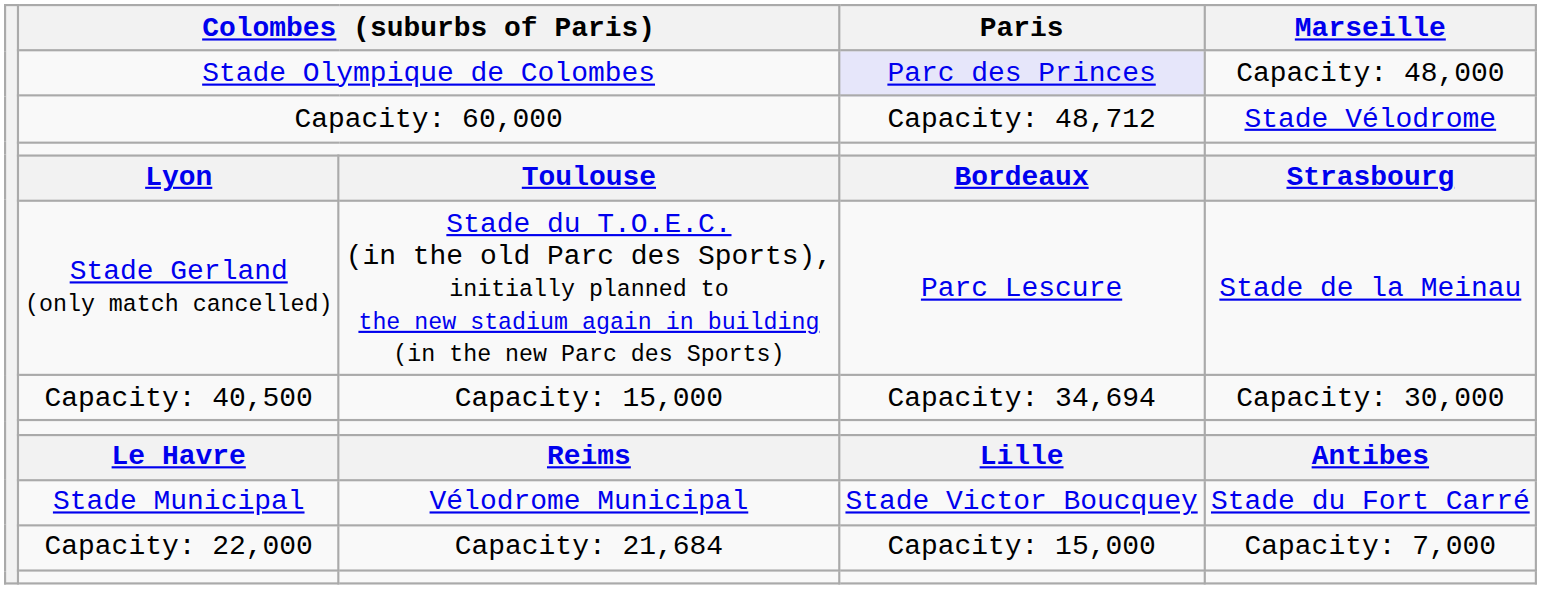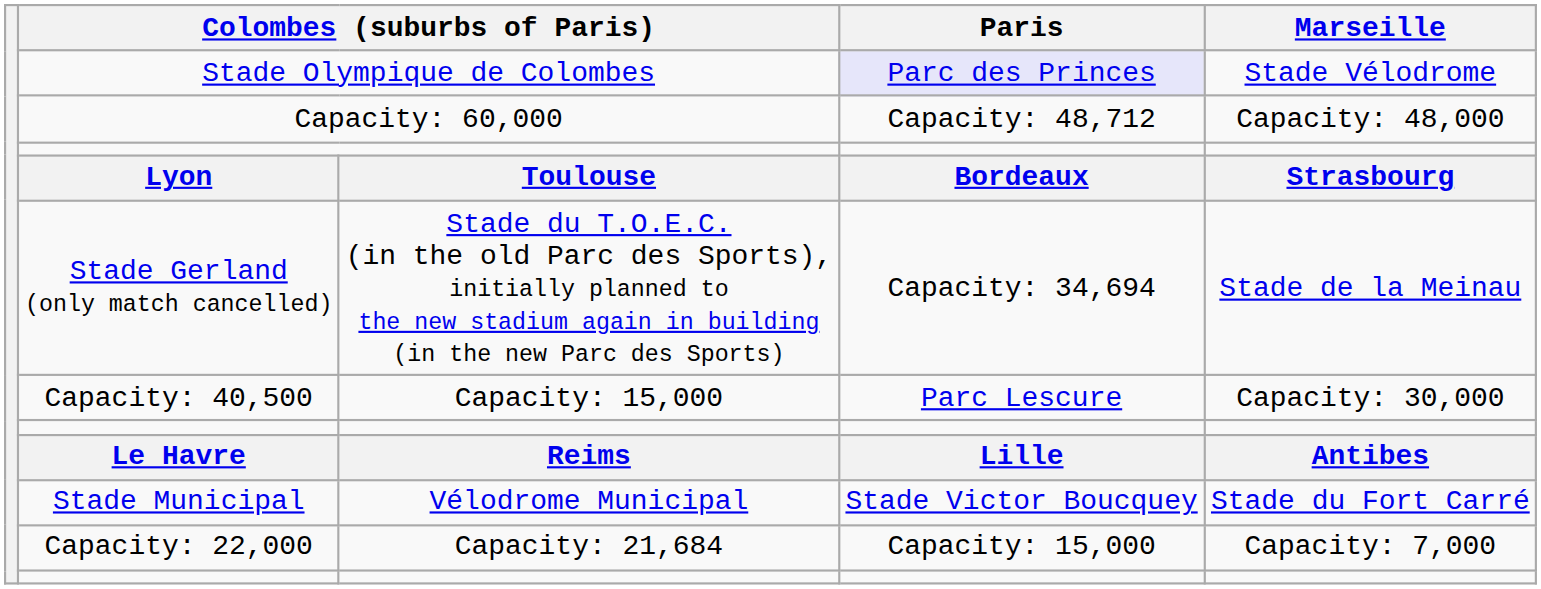(1370, 73) Capacity: 48,000 -> (1370, 73) Stade Vélodrome
(1370, 119) Stade Vélodrome -> (1370, 119) Capacity: 48,000
(1022, 288) Parc Lescure -> (1022, 288) Capacity: 34,694
(1022, 398) Capacity: 34,694 -> (1022, 398) Parc Lescure
